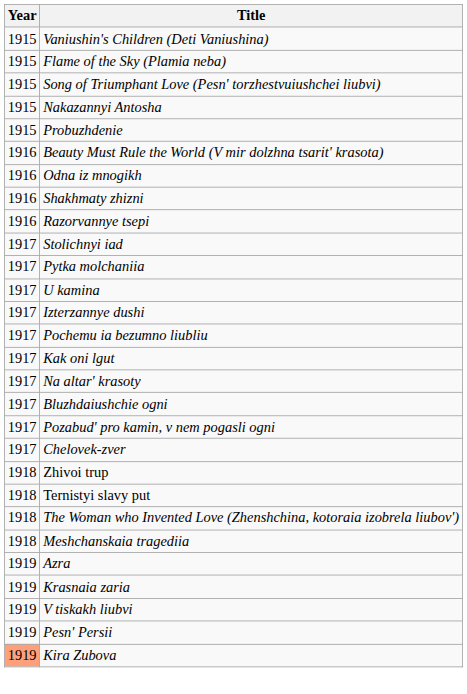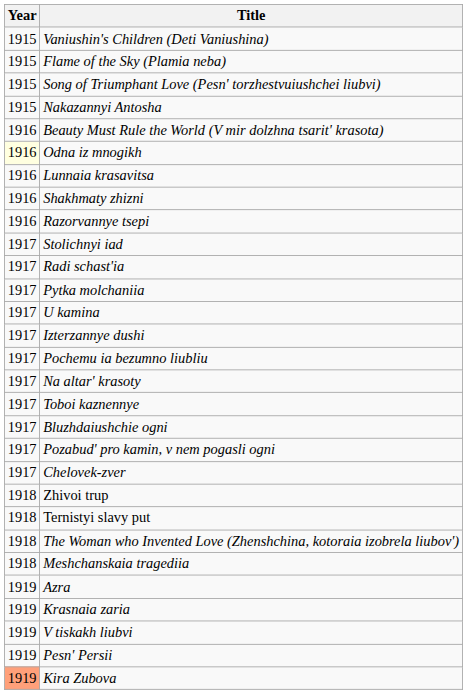- row: (83, 130)
(22, 175) no background -> (22, 152) lightyellow background
+ row: (99, 175)
+ row: (84, 267)
- row: (79, 358)
+ row: (91, 404)
